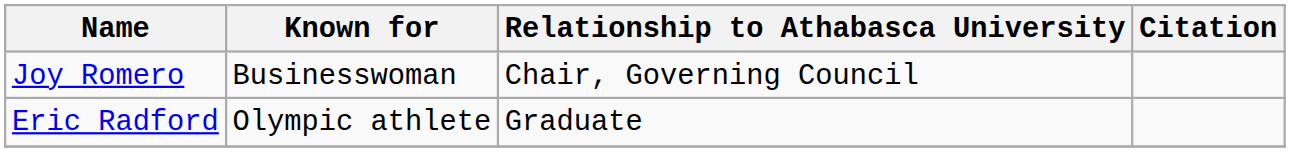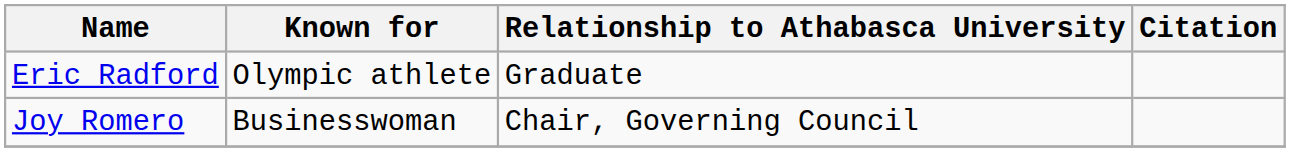rows swapped: (115, 122) <-> (98, 75)
